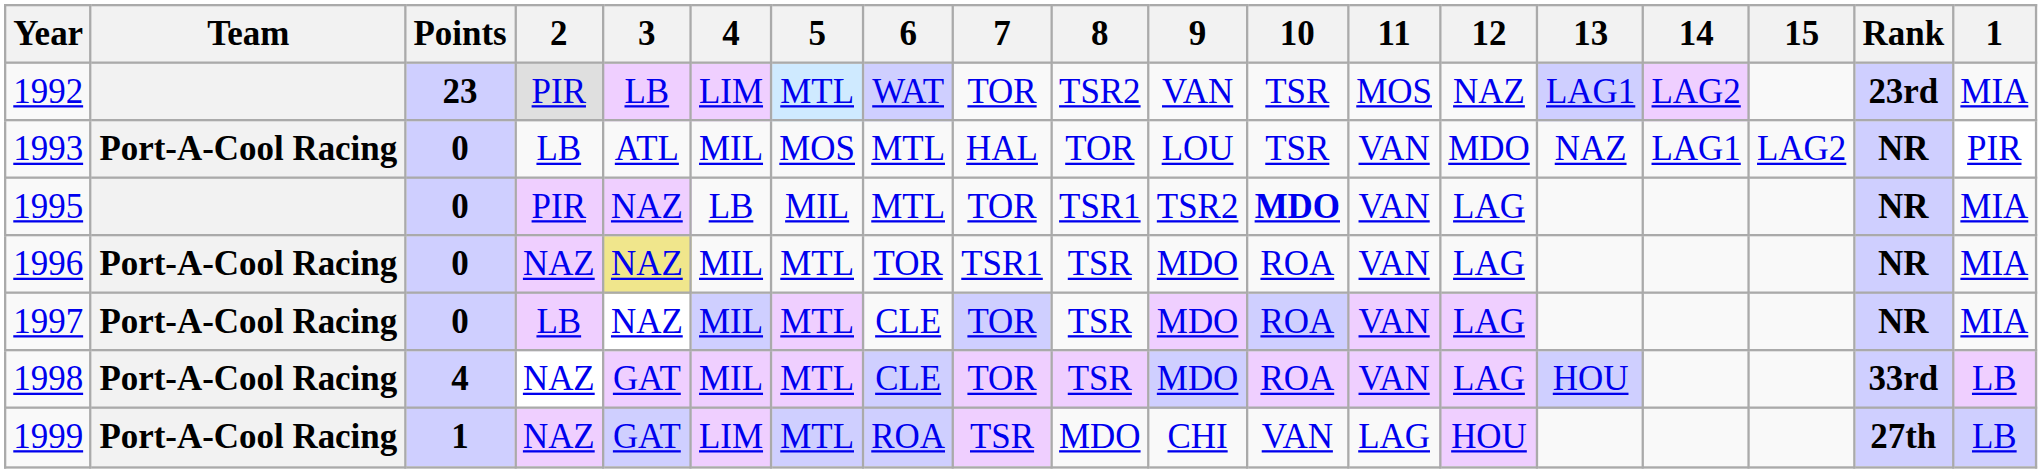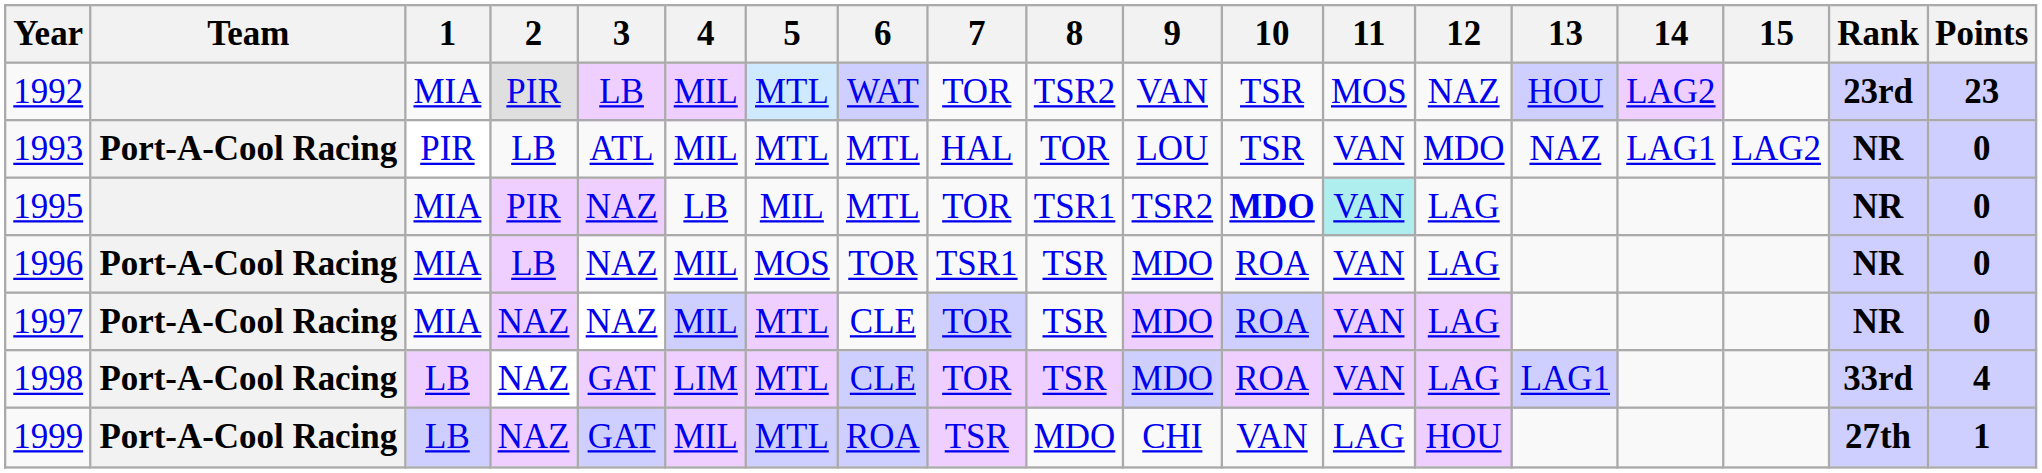columns swapped: (1994, 33) <-> (460, 33)
(731, 91) LIM -> (706, 91) MIL
(1591, 91) LAG1 -> (1565, 91) HOU
(817, 148) MOS -> (792, 148) MTL
(1394, 206) no background -> (1369, 206) paleturquoise background
(559, 264) NAZ -> (534, 264) LB
(647, 264) khaki background -> (622, 264) no background
(817, 264) MTL -> (792, 264) MOS
(559, 321) LB -> (534, 321) NAZ
(731, 379) MIL -> (706, 379) LIM
(1591, 379) HOU -> (1565, 379) LAG1
(731, 437) LIM -> (706, 437) MIL
